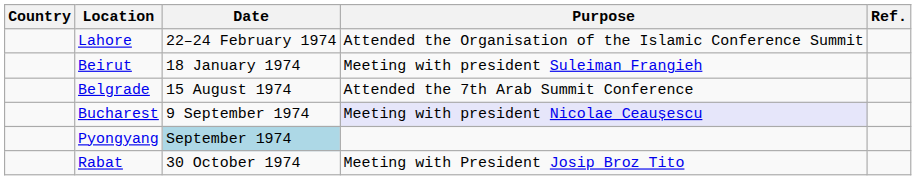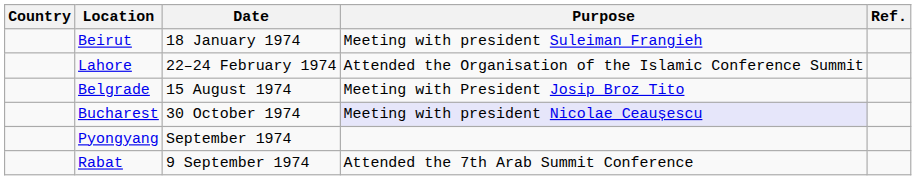rows swapped: (105, 65) <-> (105, 41)
(518, 90) Attended the 7th Arab Summit Conference -> (514, 90) Meeting with President Josip Broz Tito
(238, 114) 9 September 1974 -> (233, 114) 30 October 1974
(229, 139) lightblue background -> (229, 139) no background
(233, 163) 30 October 1974 -> (238, 163) 9 September 1974
(514, 163) Meeting with President Josip Broz Tito -> (518, 163) Attended the 7th Arab Summit Conference
